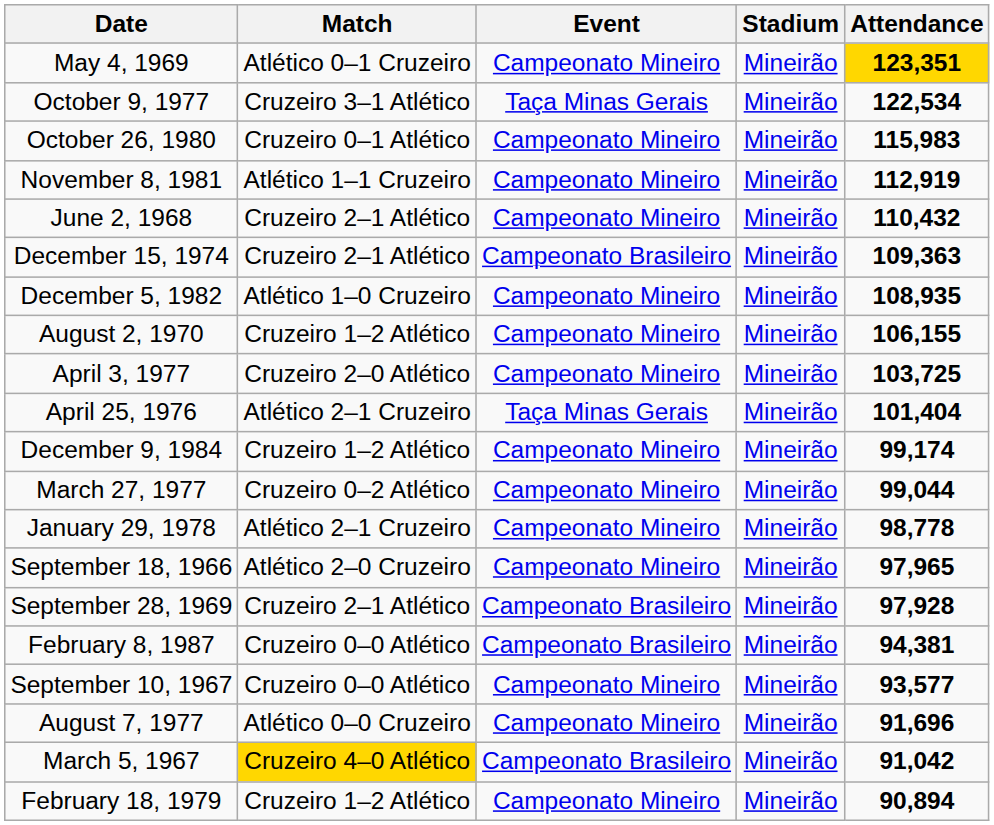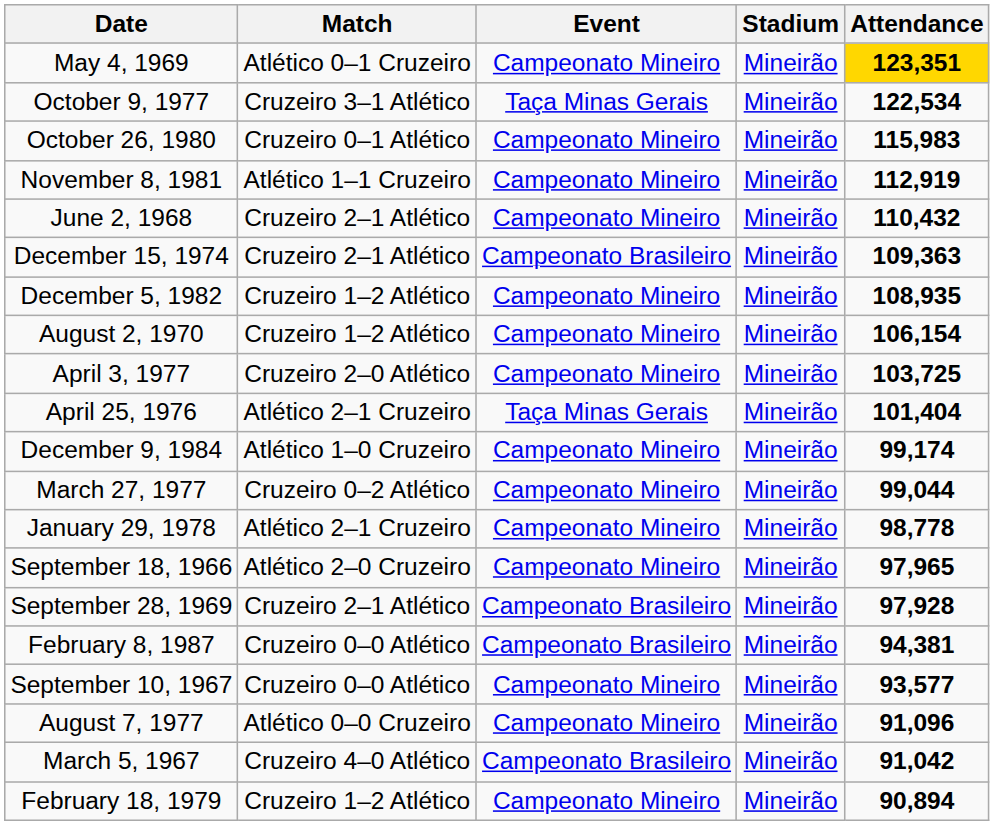(357, 295) Atlético 1–0 Cruzeiro -> (357, 295) Cruzeiro 1–2 Atlético
(917, 334) 106,155 -> (917, 334) 106,154
(357, 450) Cruzeiro 1–2 Atlético -> (357, 450) Atlético 1–0 Cruzeiro
(917, 722) 91,696 -> (917, 722) 91,096
(357, 761) gold background -> (357, 761) no background
